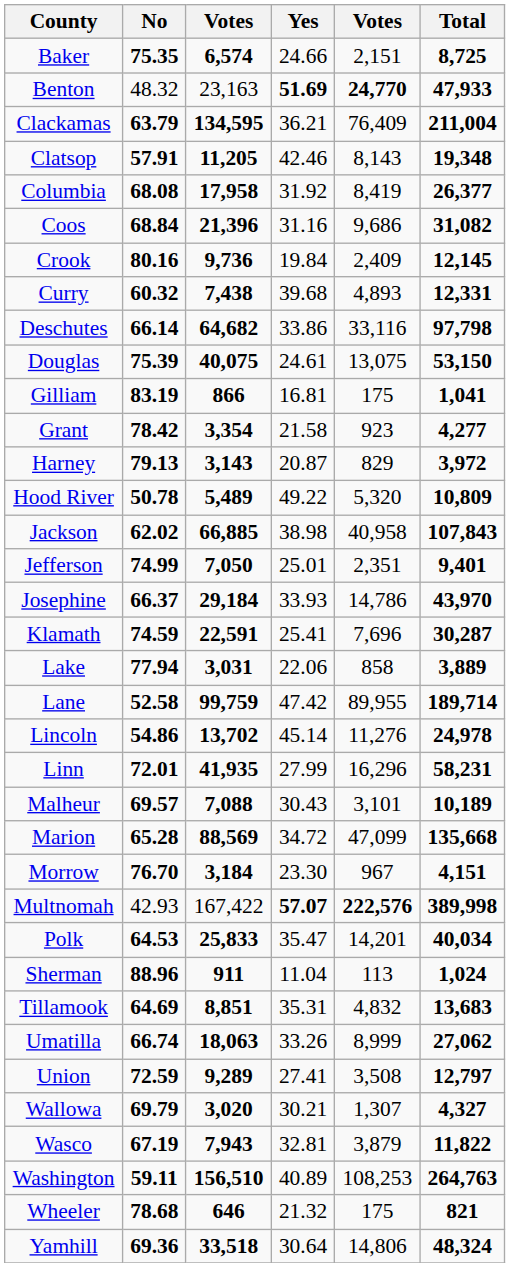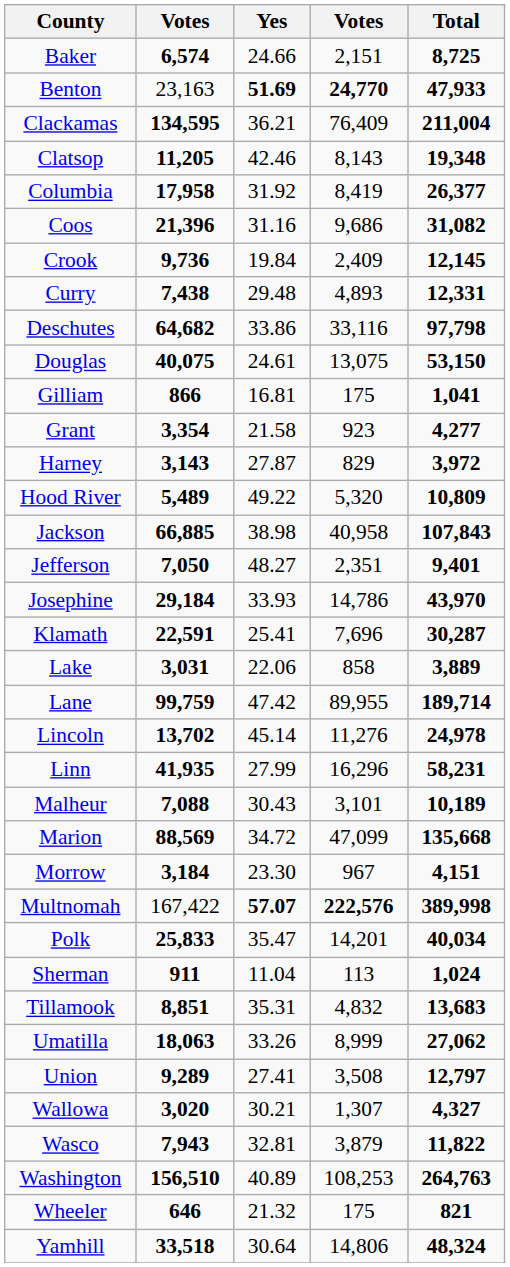- column: (154, 21)
(303, 293) 39.68 -> (272, 293) 29.48
(303, 463) 20.87 -> (272, 463) 27.87
(303, 565) 25.01 -> (272, 565) 48.27
